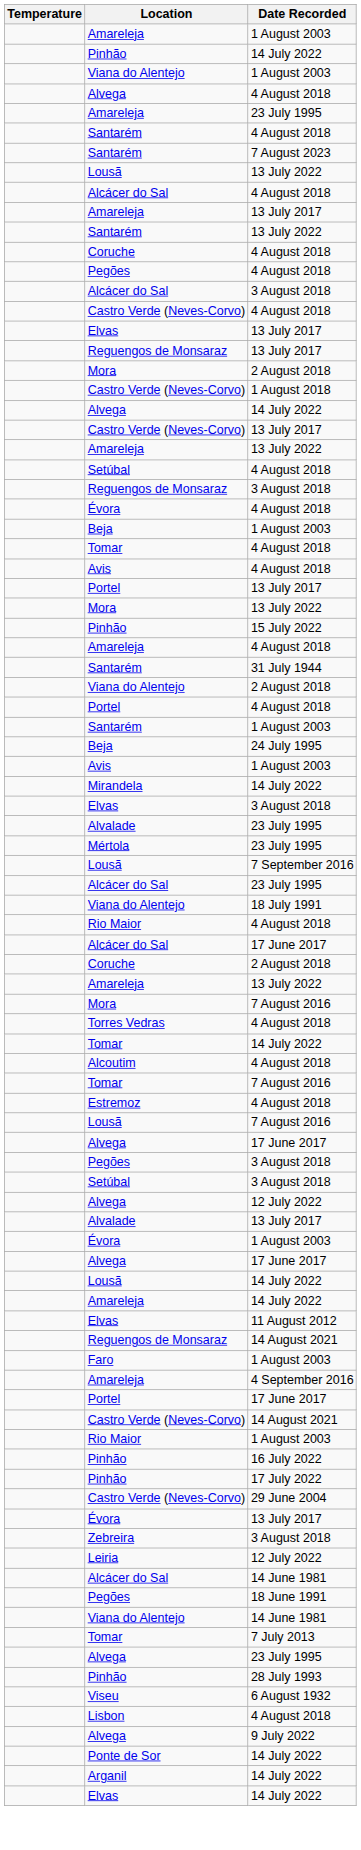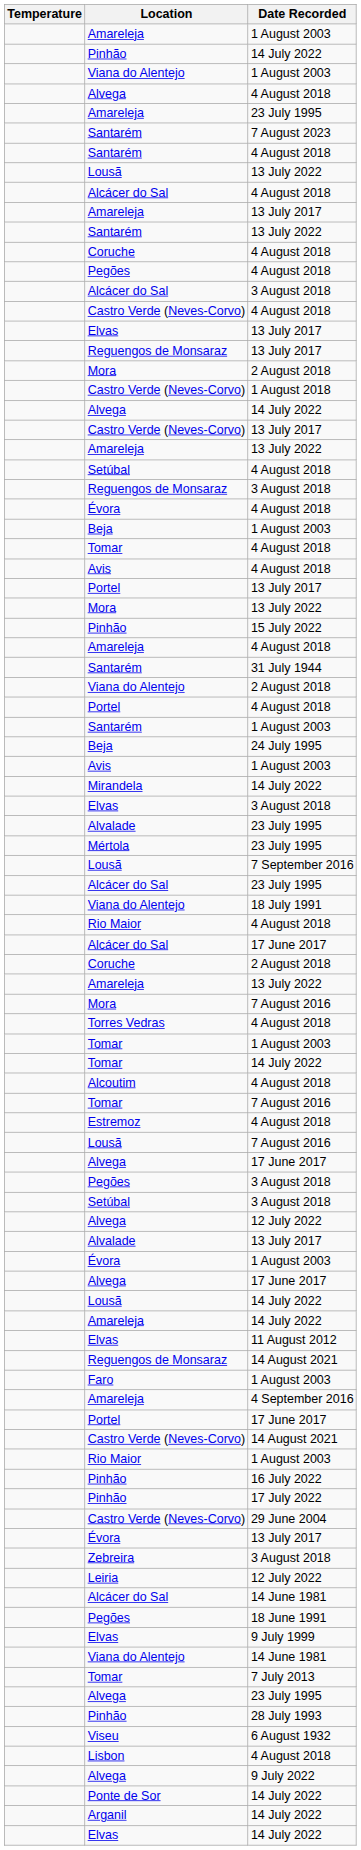rows swapped: (115, 152) <-> (115, 133)
+ row: (105, 1043)
+ row: (103, 1637)
